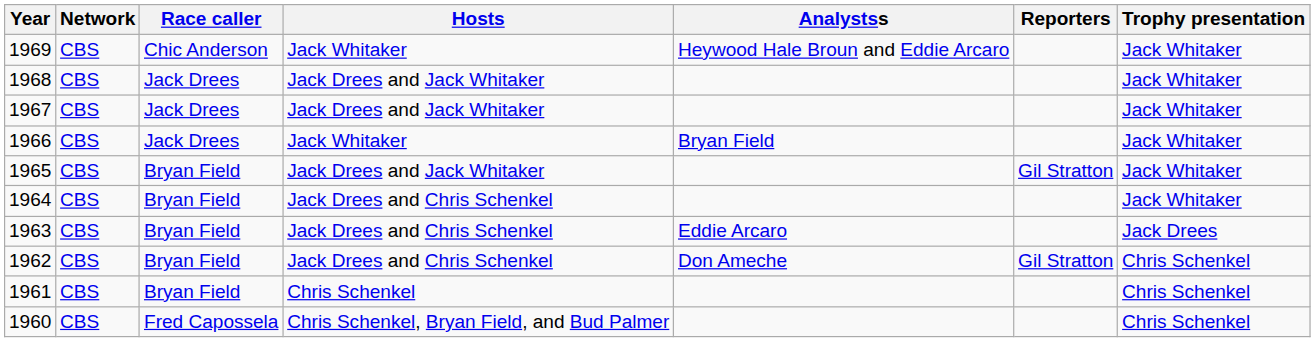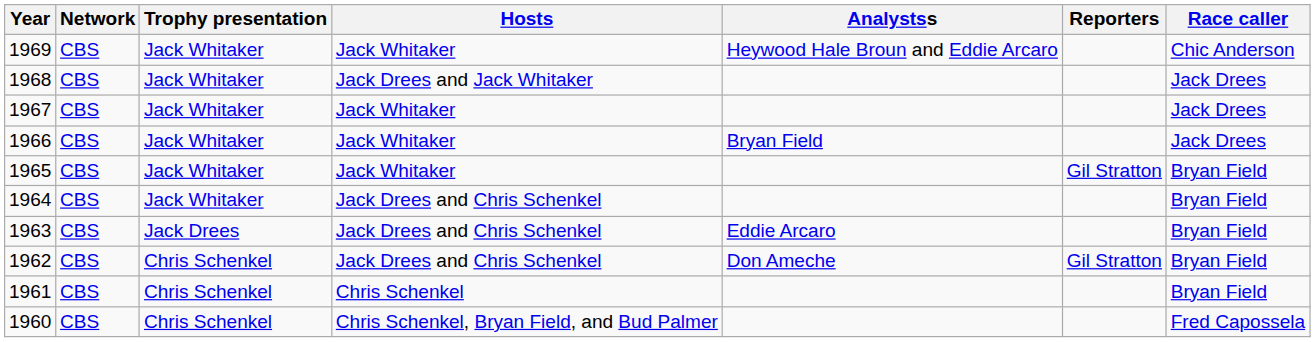columns swapped: (211, 19) <-> (1214, 19)
(416, 110) Jack Drees and Jack Whitaker -> (396, 110) Jack Whitaker
(416, 170) Jack Drees and Jack Whitaker -> (396, 170) Jack Whitaker
